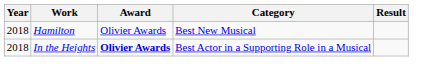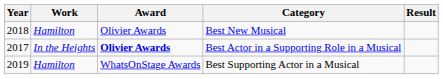(18, 47) 2018 -> (18, 47) 2017
+ row: (282, 64)
